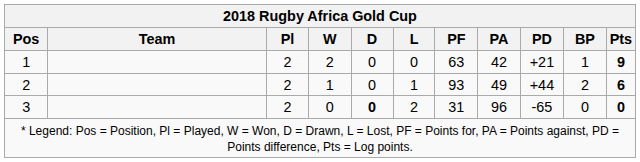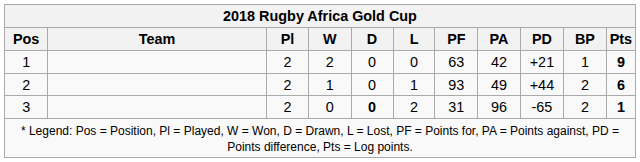(585, 107) 0 -> (585, 107) 2
(621, 107) 0 -> (621, 107) 1
